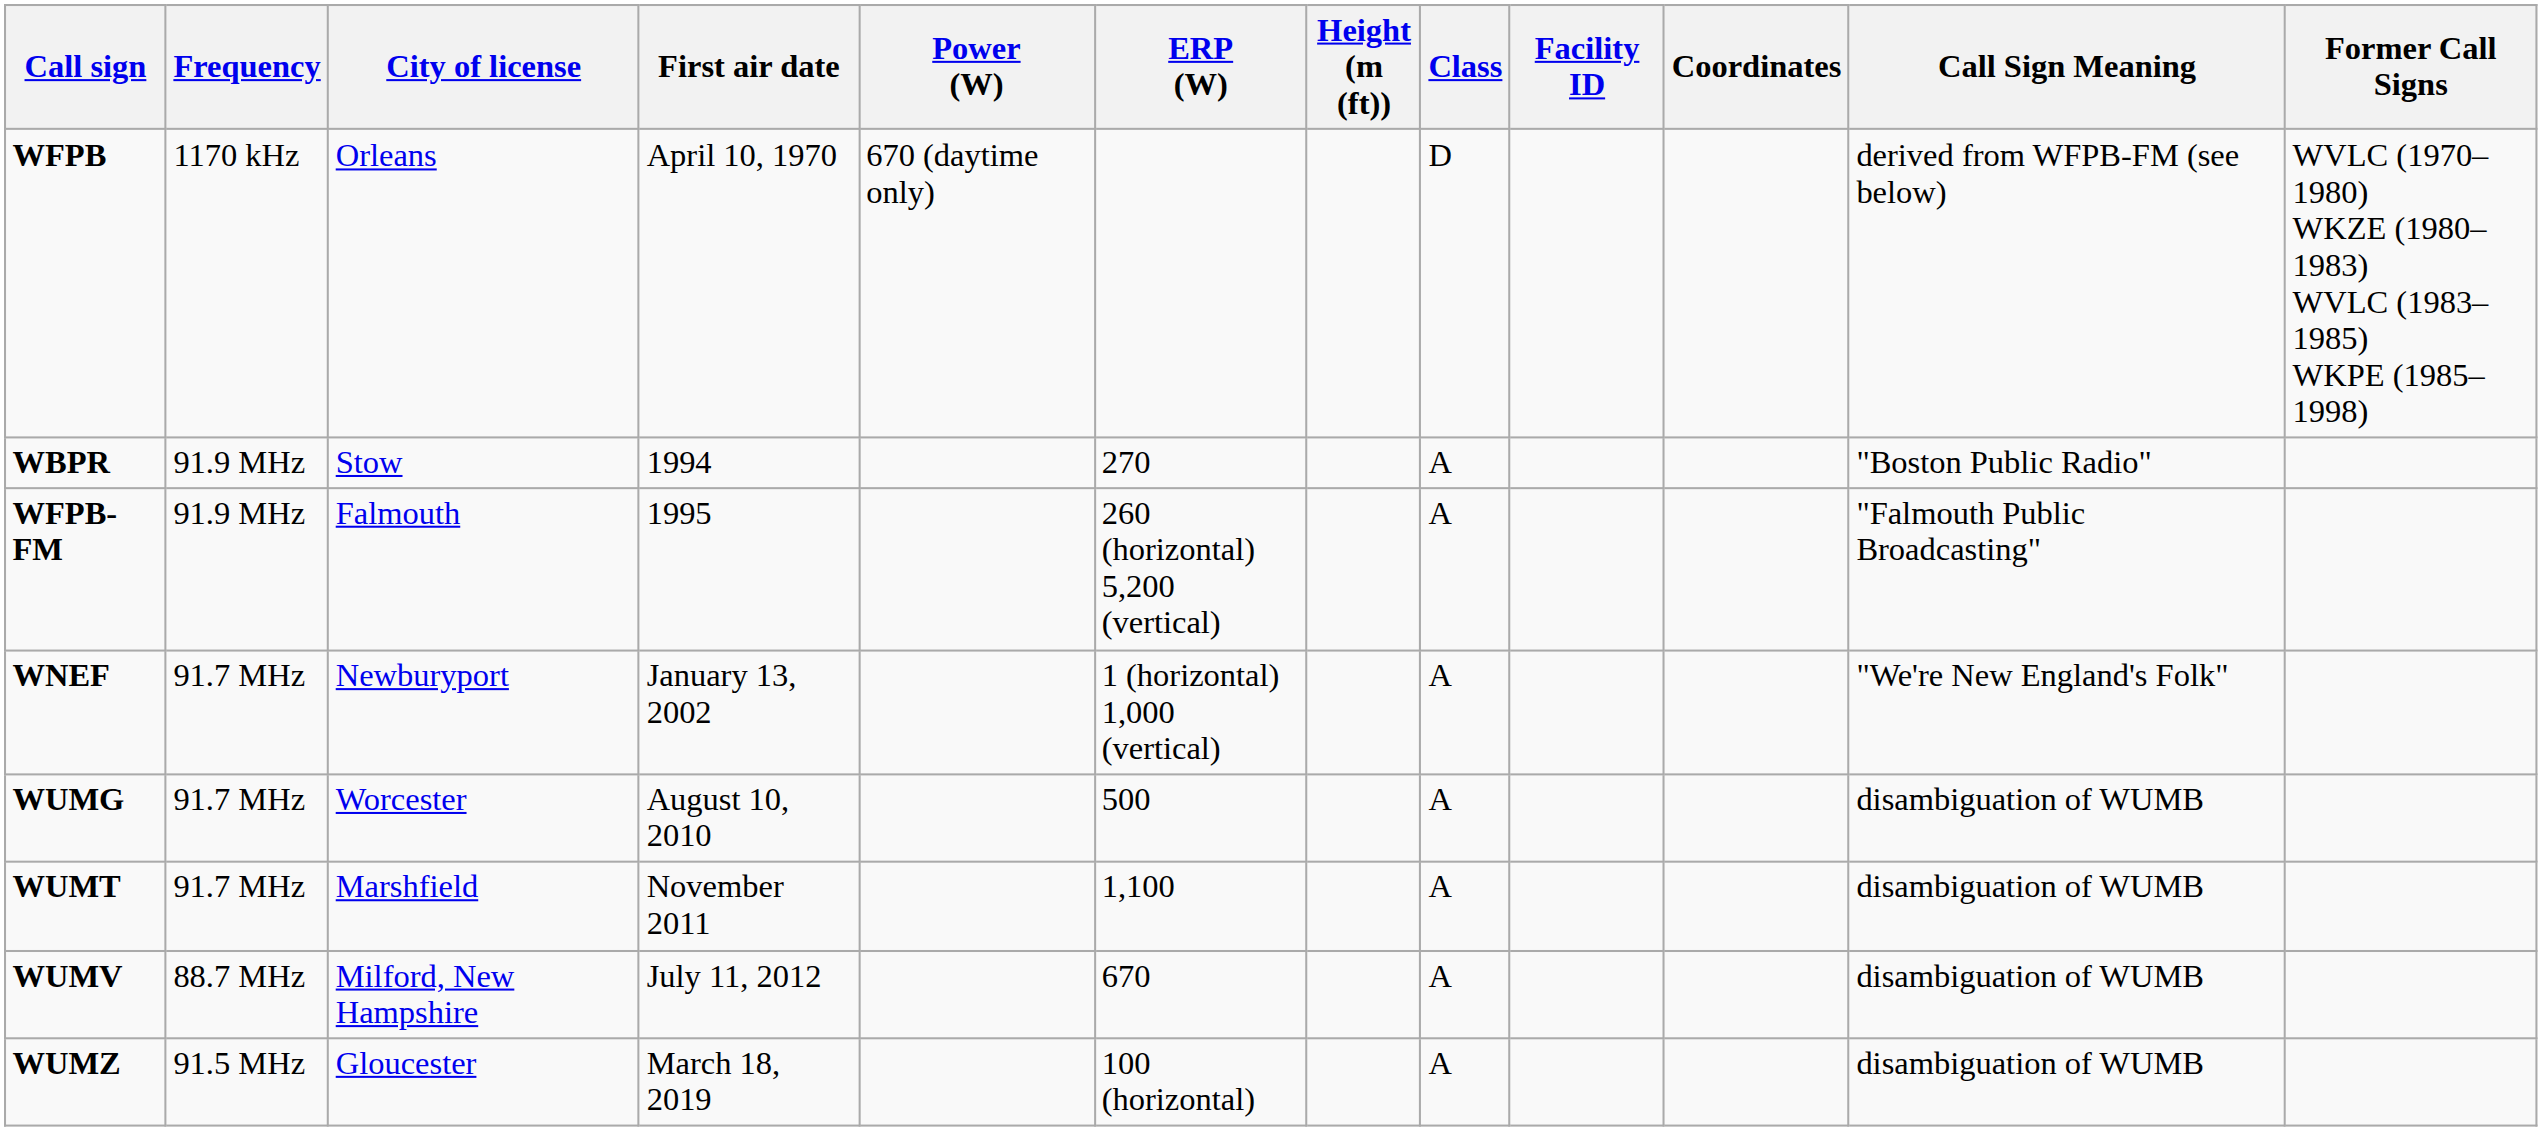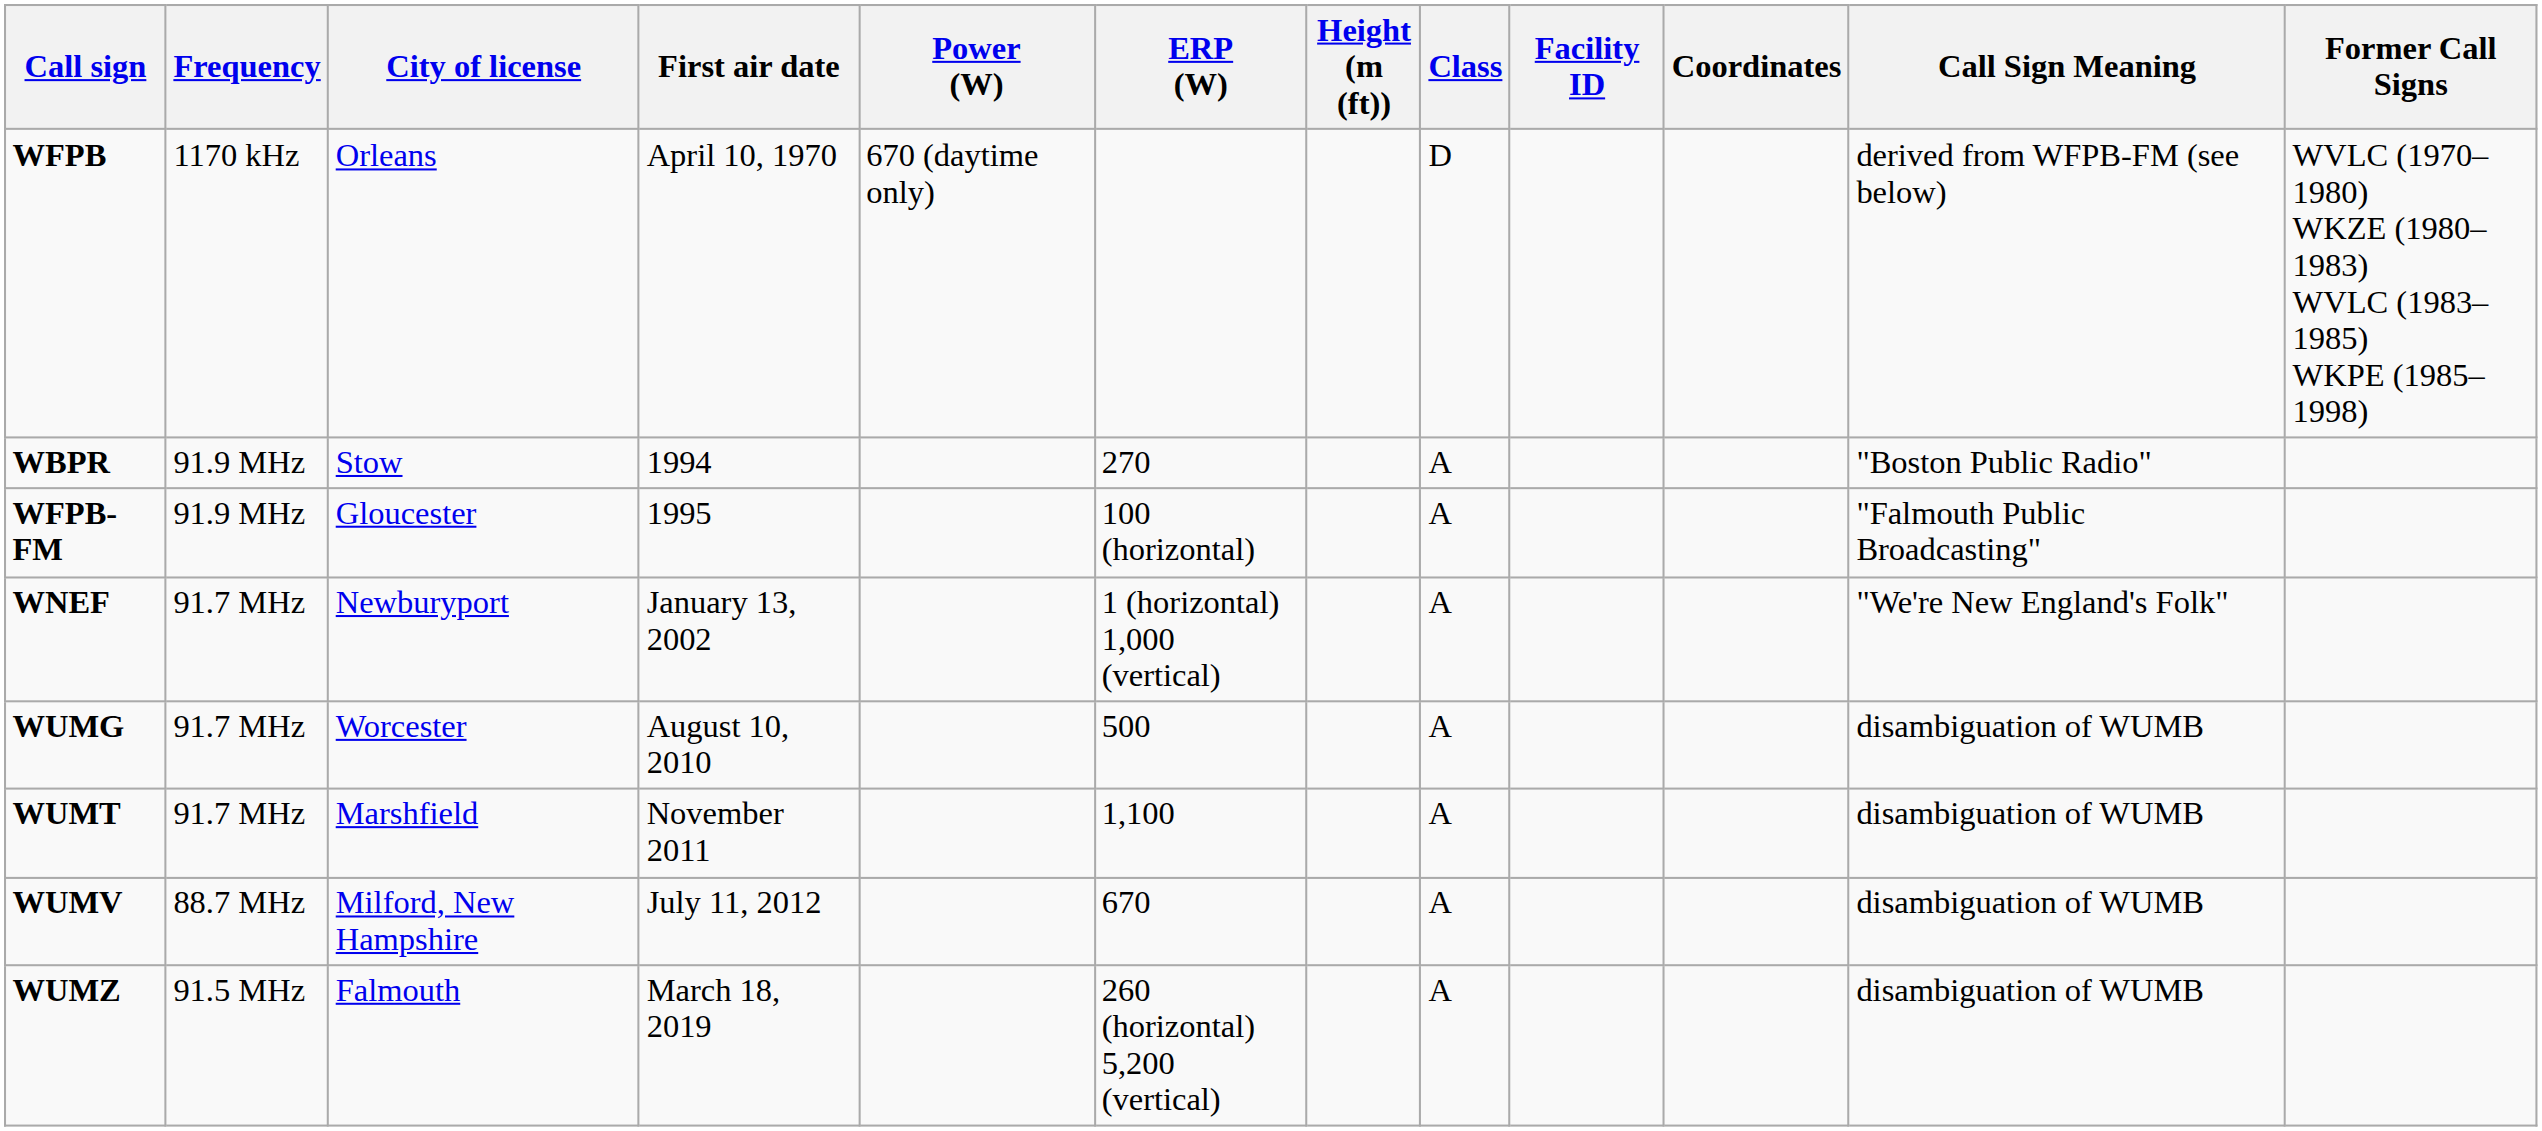(398, 513) Falmouth -> (406, 513) Gloucester
(1178, 568) 260 (horizontal) 5,200 (vertical) -> (1178, 531) 100 (horizontal)
(406, 1063) Gloucester -> (398, 990) Falmouth
(1178, 1081) 100 (horizontal) -> (1178, 1045) 260 (horizontal) 5,200 (vertical)
